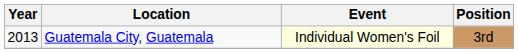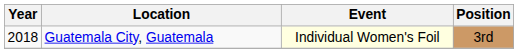(23, 37) 2013 -> (23, 37) 2018
